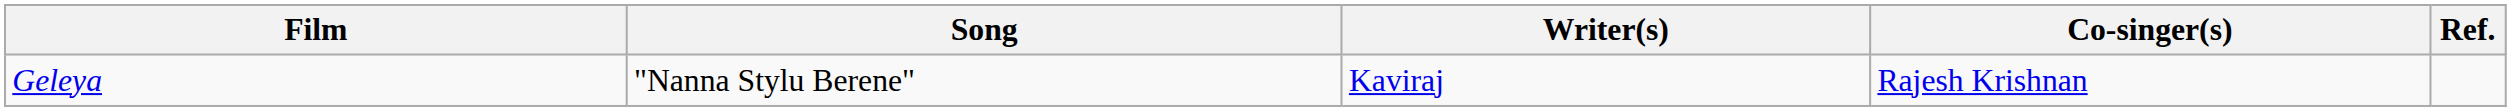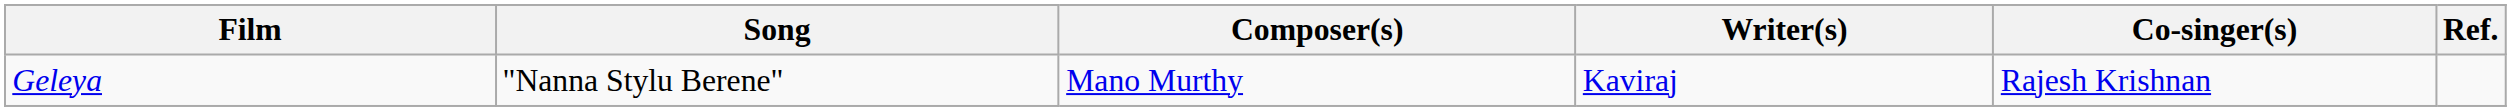+ column: (1317, 29)
